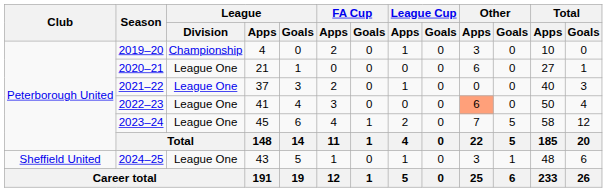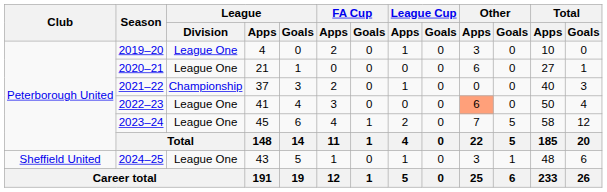(206, 50) Championship -> (206, 50) League One
(206, 86) League One -> (206, 86) Championship
